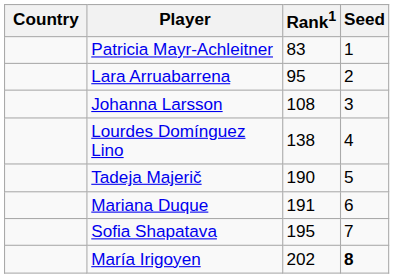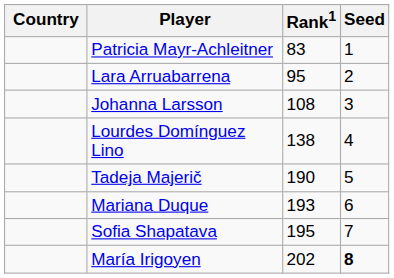(301, 204) 191 -> (301, 204) 193
